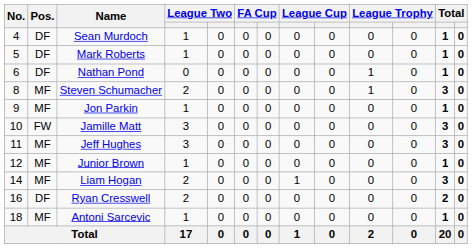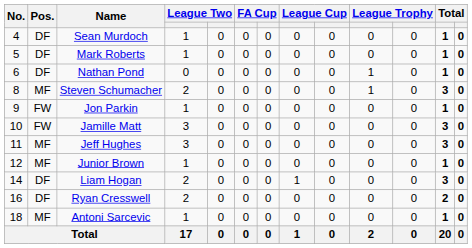(43, 108) MF -> (43, 108) FW
(43, 180) MF -> (43, 180) DF
